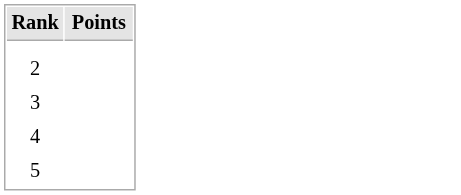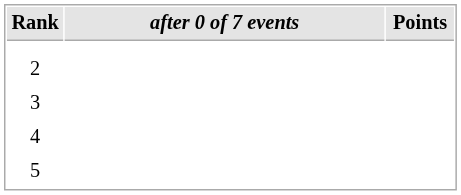+ column: (225, 22)
